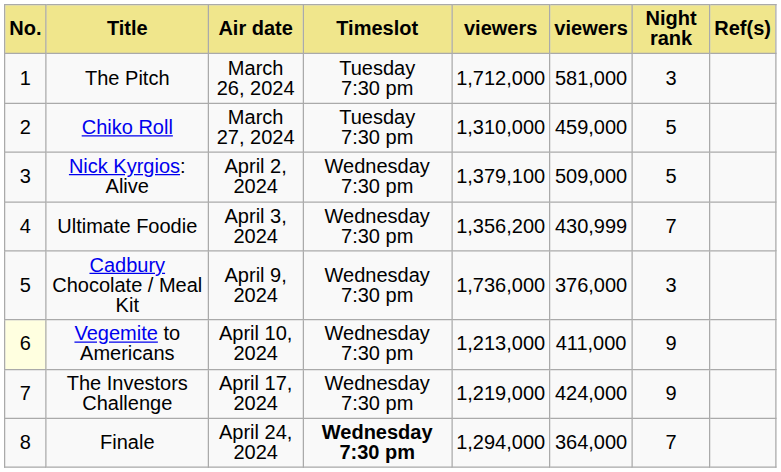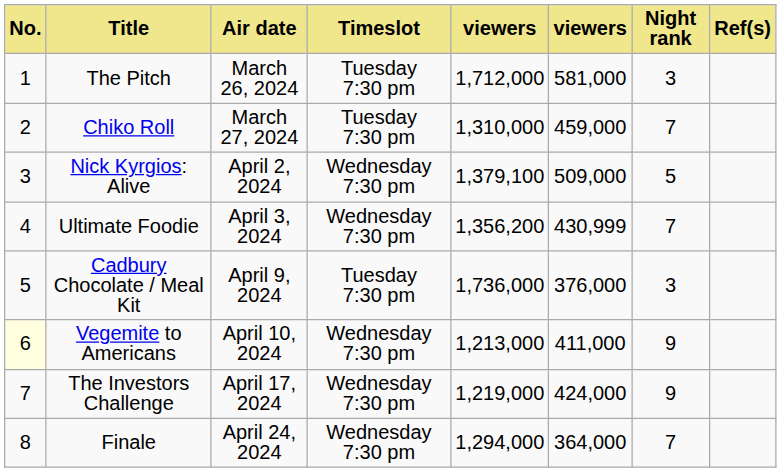(671, 127) 5 -> (671, 127) 7
(377, 285) Wednesday 7:30 pm -> (379, 285) Tuesday 7:30 pm
(377, 442) bold -> (379, 442) normal
